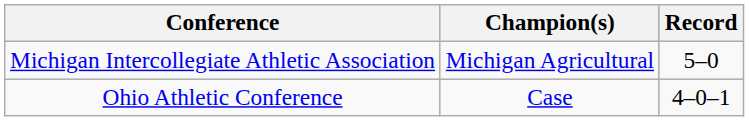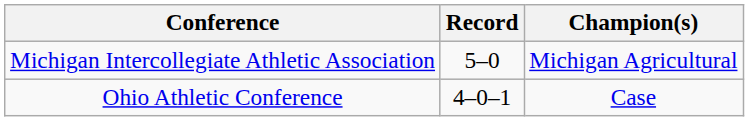columns swapped: (550, 23) <-> (701, 23)
